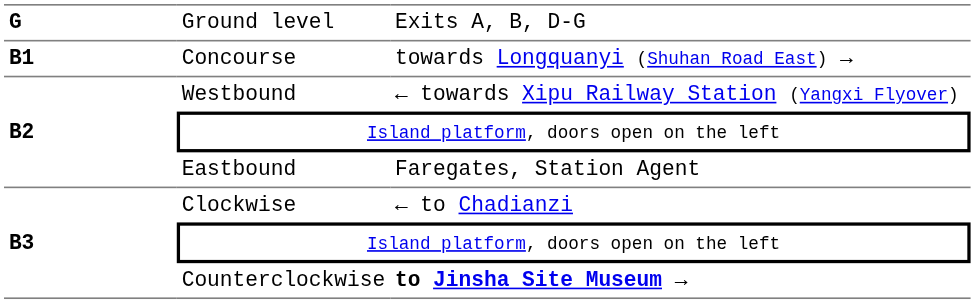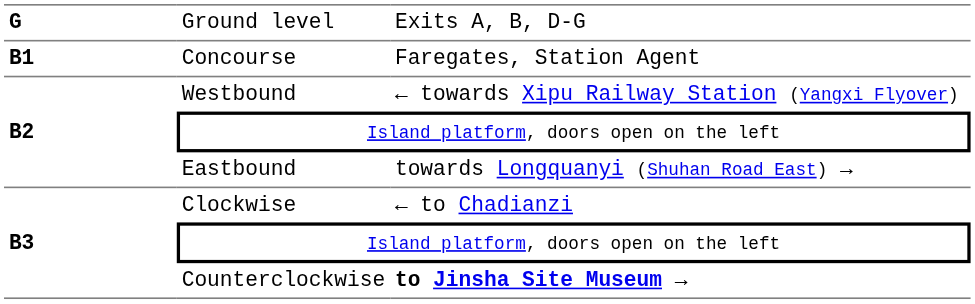(624, 59) towards Longquanyi (Shuhan Road East) → -> (548, 59) Faregates, Station Agent
(548, 169) Faregates, Station Agent -> (624, 169) towards Longquanyi (Shuhan Road East) →
